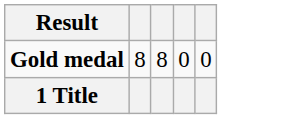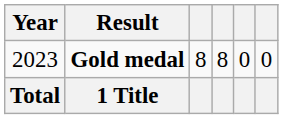+ column: (35, 22)
